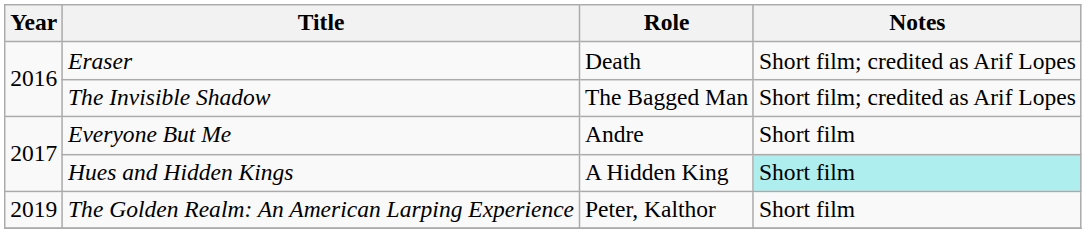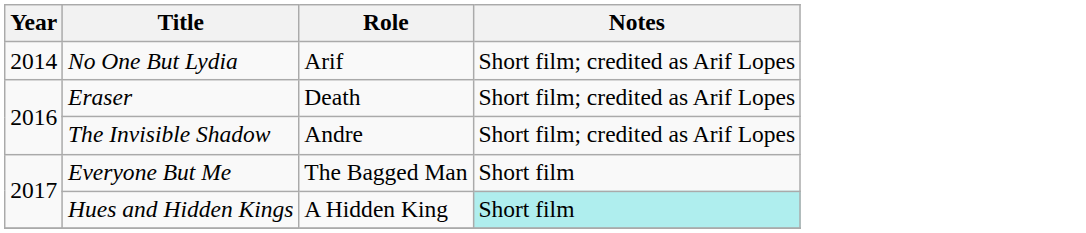+ row: (153, 60)
(667, 97) The Bagged Man -> (334, 135) Andre
(614, 135) Andre -> (386, 172) The Bagged Man
- row: (321, 209)
